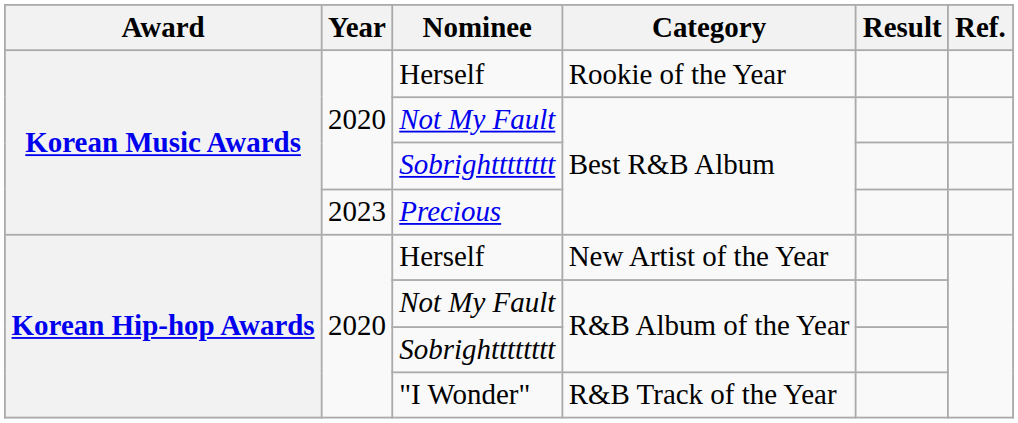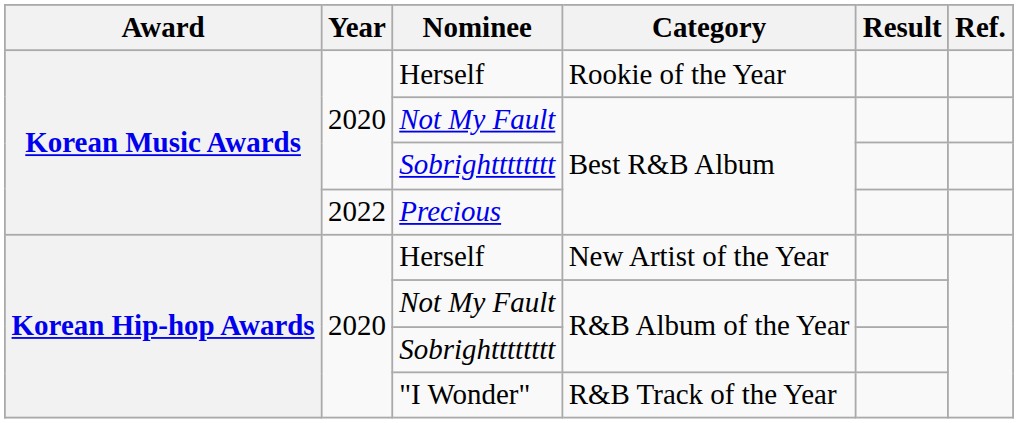(357, 211) 2023 -> (357, 211) 2022
